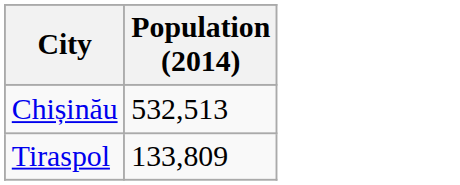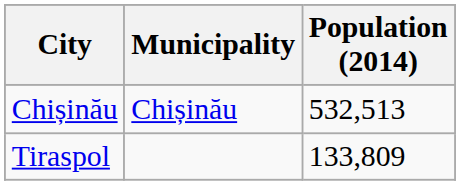+ column: (213, 44)
